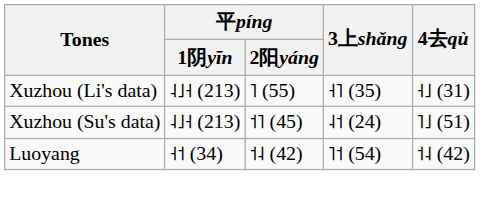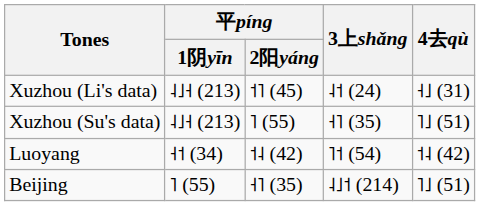(272, 90) ˥ (55) -> (276, 90) ˦˥ (45)
(355, 90) ˧˥ (35) -> (355, 90) ˨˦ (24)
(276, 122) ˦˥ (45) -> (272, 122) ˥ (55)
(355, 122) ˨˦ (24) -> (355, 122) ˧˥ (35)
+ row: (38, 184)
